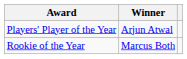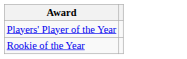- column: (148, 12)
